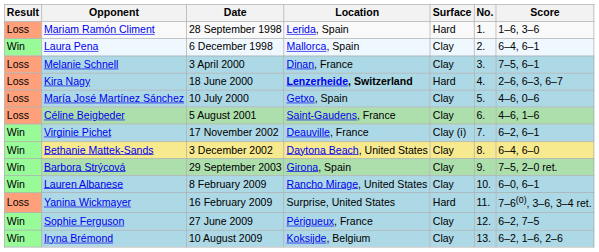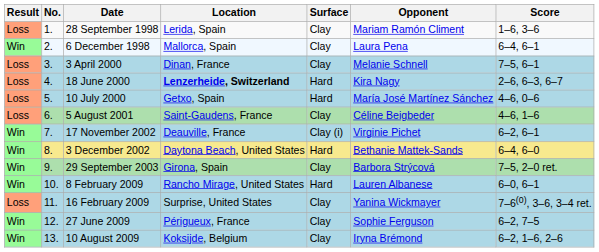columns swapped: (485, 12) <-> (114, 12)
(444, 29) Hard -> (320, 29) Clay
(443, 98) Clay -> (321, 98) Hard
(443, 149) Clay -> (321, 149) Hard
(443, 183) Clay -> (321, 183) Hard
(444, 202) Hard -> (320, 202) Clay
